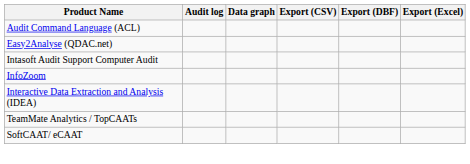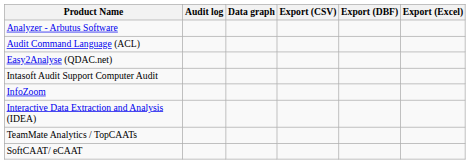+ row: (62, 27)
